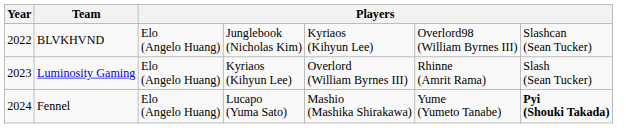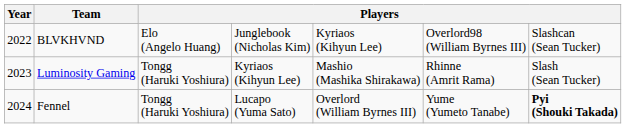(181, 73) Elo (Angelo Huang) -> (185, 73) Tongg (Haruki Yoshiura)
(358, 73) Overlord (William Byrnes III) -> (368, 73) Mashio (Mashika Shirakawa)
(181, 106) Elo (Angelo Huang) -> (185, 106) Tongg (Haruki Yoshiura)
(360, 106) Mashio (Mashika Shirakawa) -> (366, 106) Overlord (William Byrnes III)
